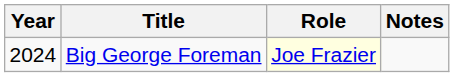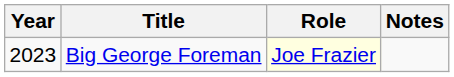(33, 54) 2024 -> (33, 54) 2023
